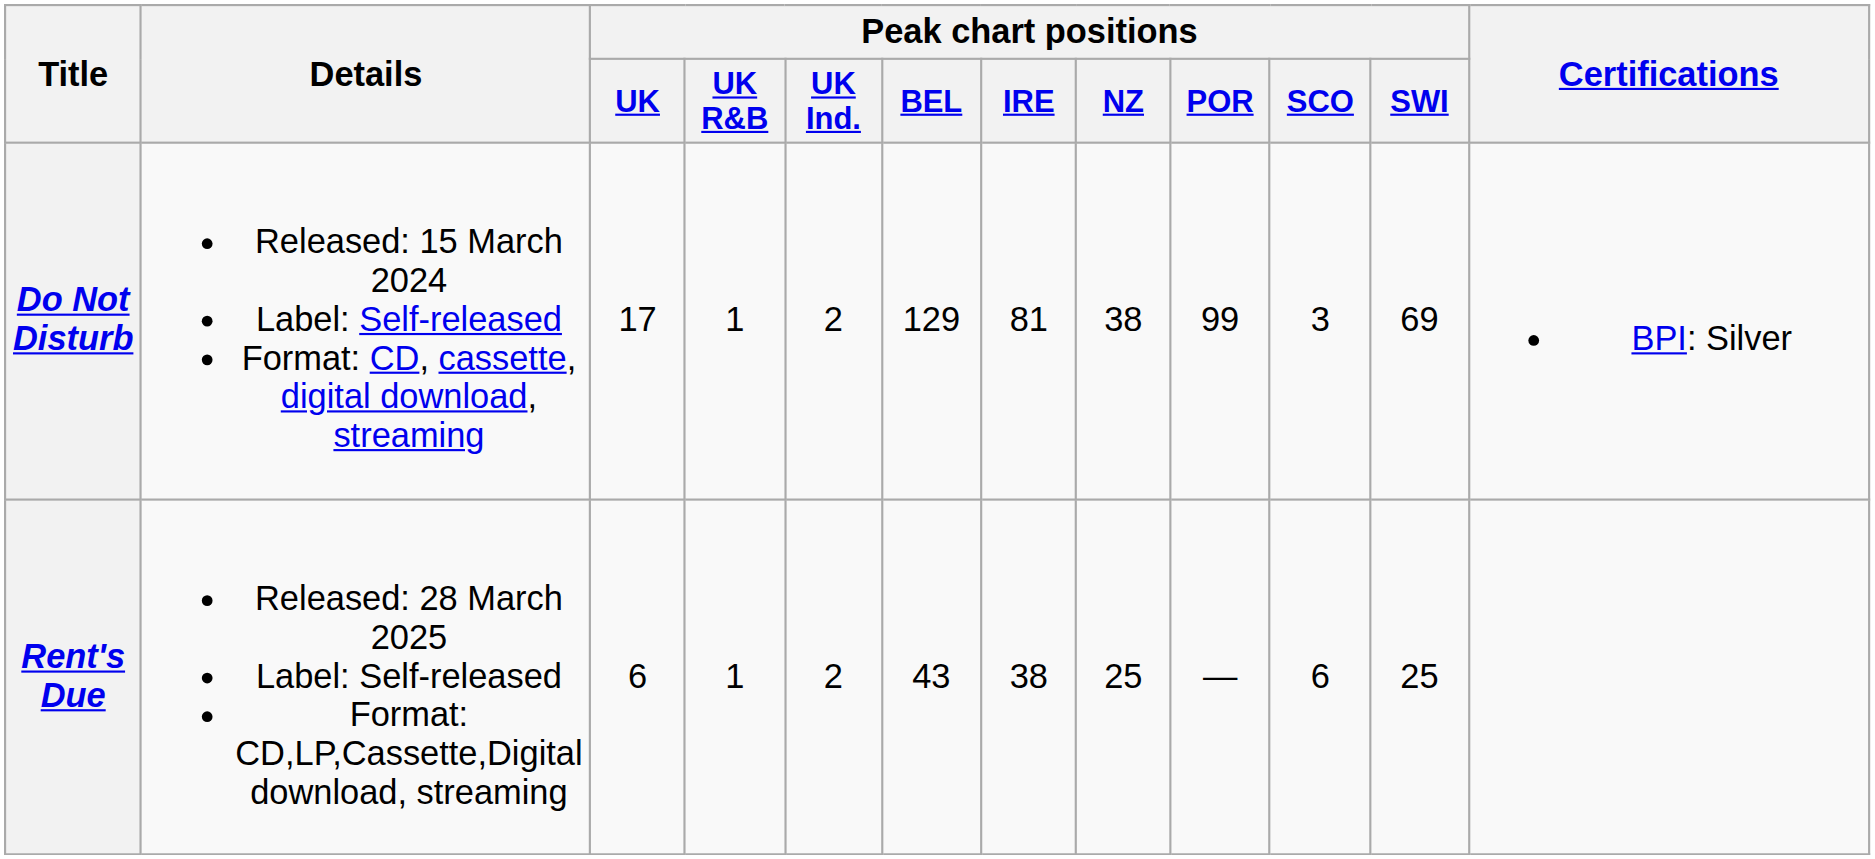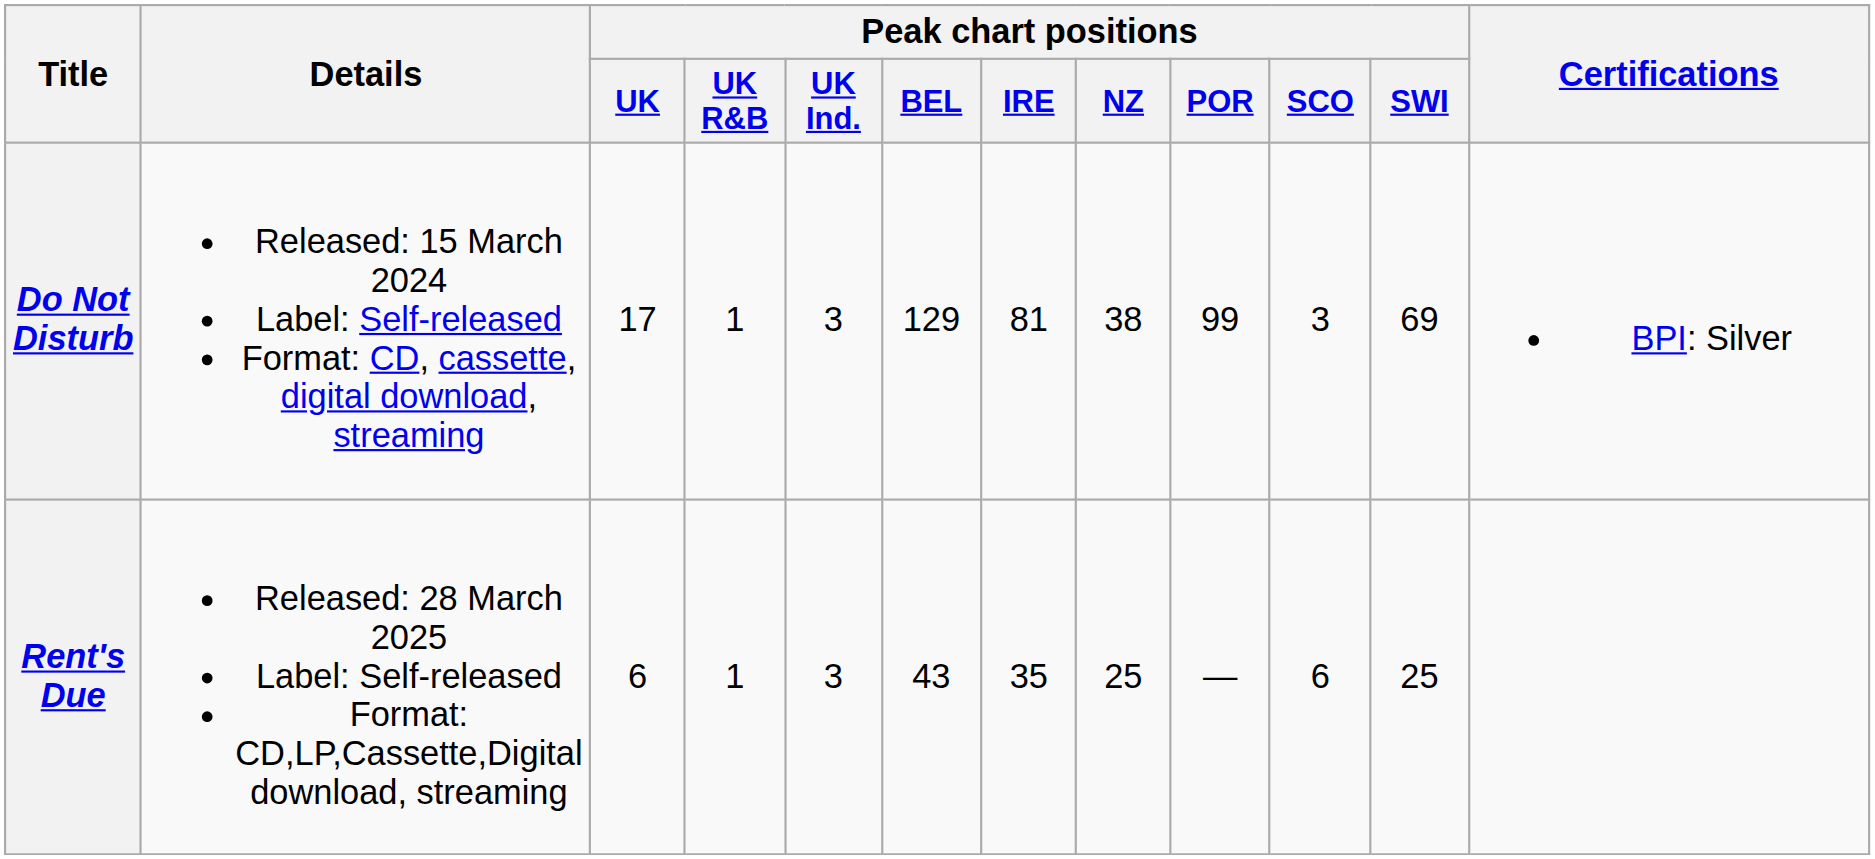(833, 320) 2 -> (833, 320) 3
(833, 675) 2 -> (833, 675) 3
(1029, 675) 38 -> (1029, 675) 35
